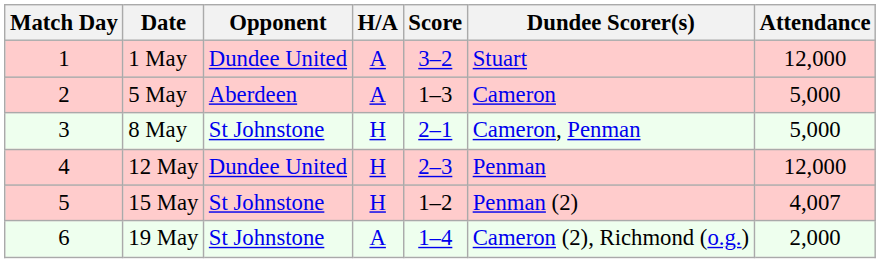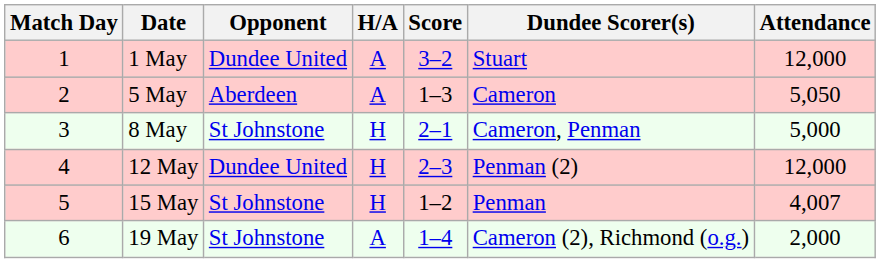(815, 94) 5,000 -> (815, 94) 5,050
(509, 166) Penman -> (525, 166) Penman (2)
(525, 202) Penman (2) -> (509, 202) Penman
